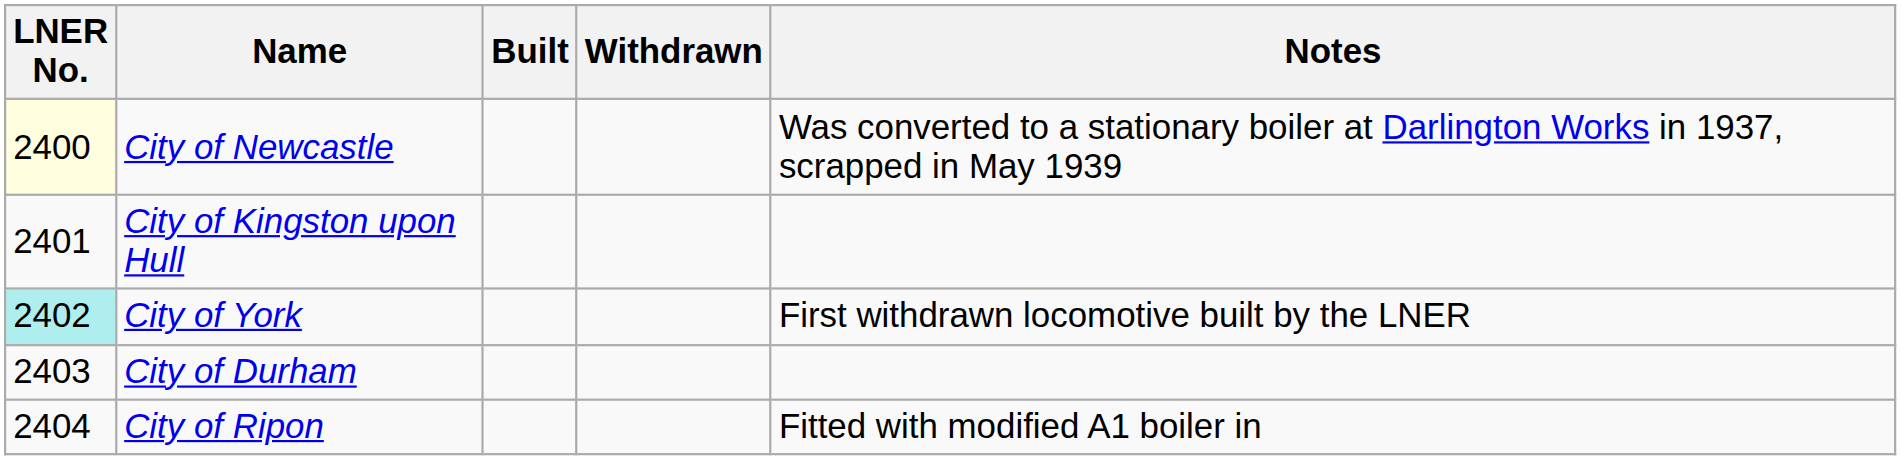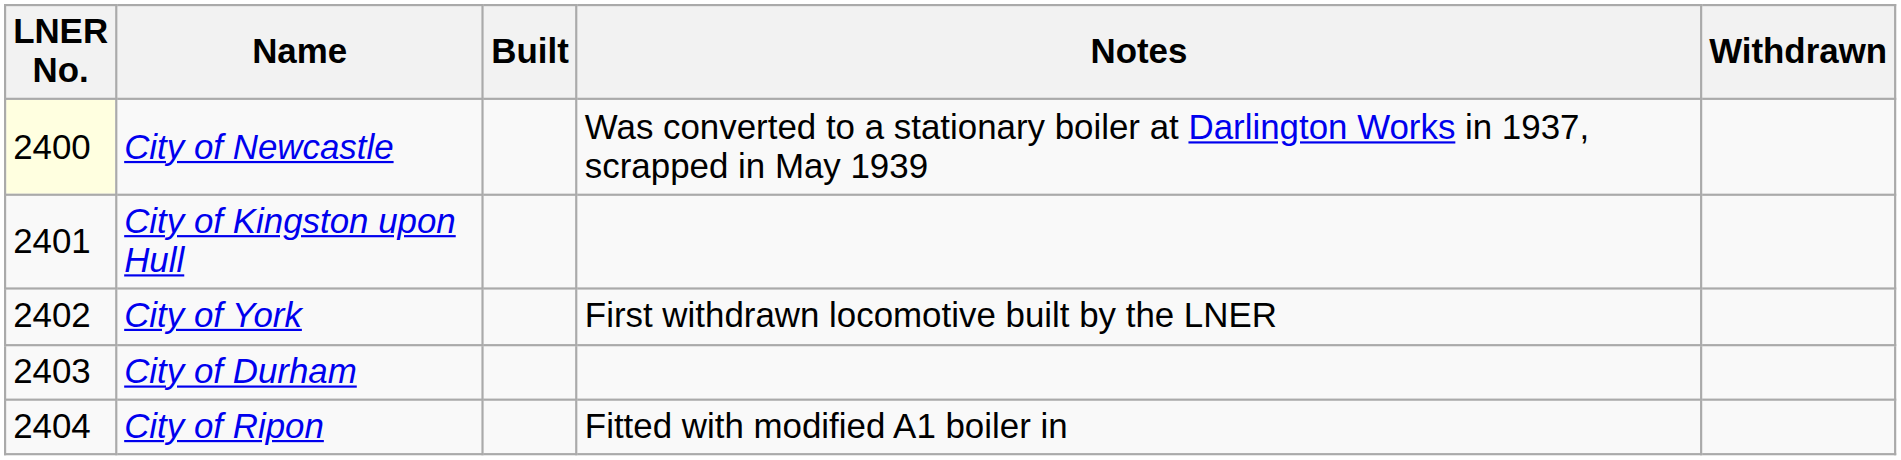columns swapped: (674, 51) <-> (1333, 51)
(52, 315) paleturquoise background -> (52, 315) no background
